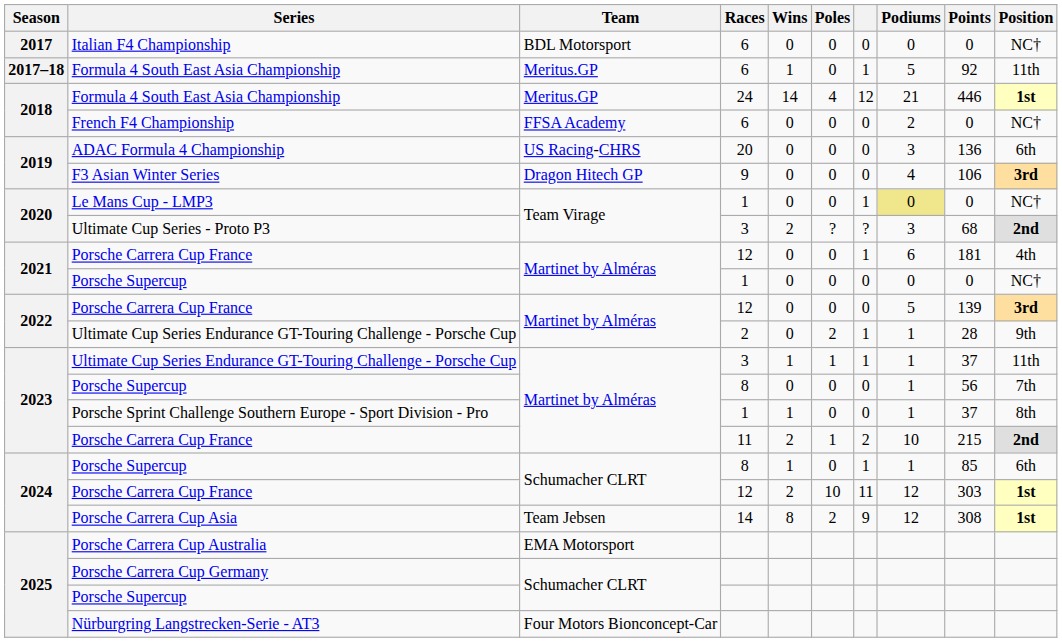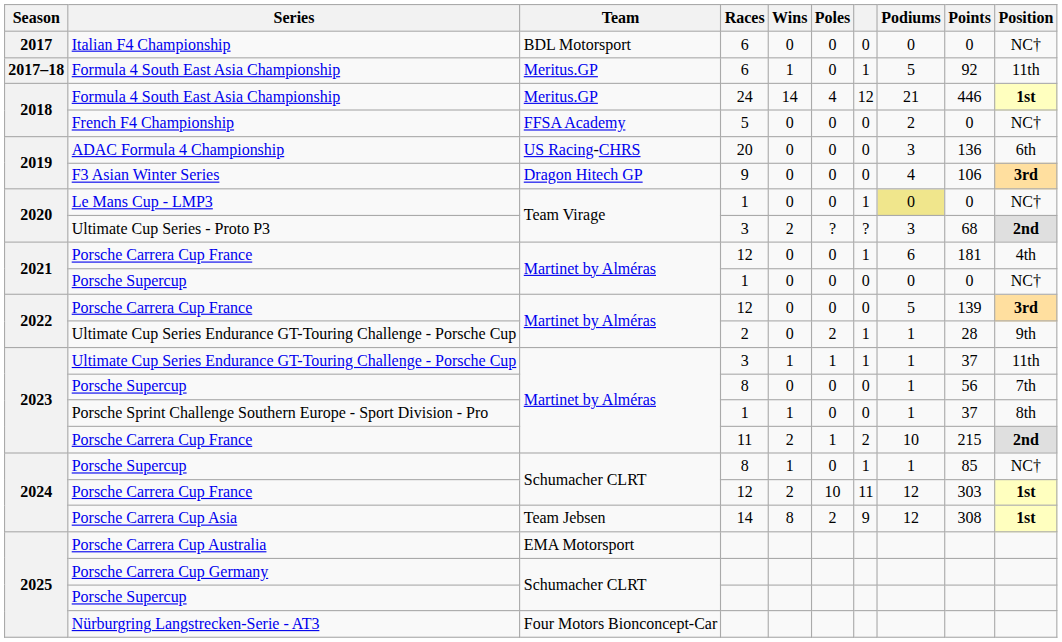(745, 123) 6 -> (745, 123) 5
(1026, 466) 6th -> (1026, 466) NC†
